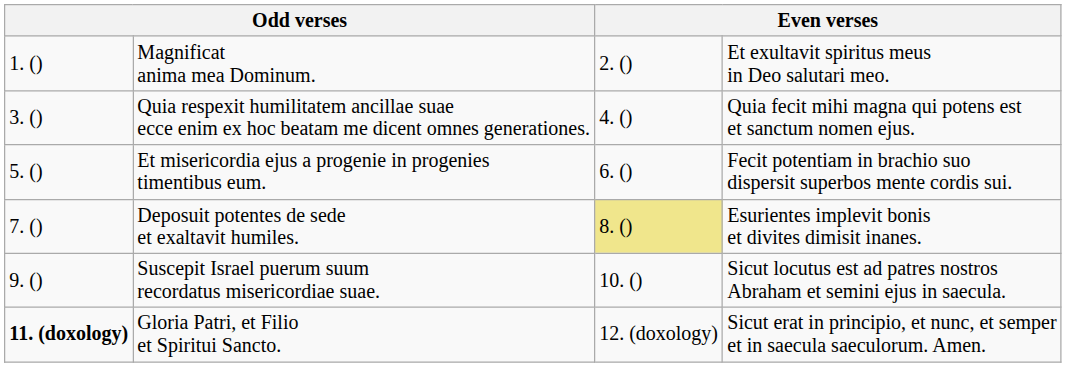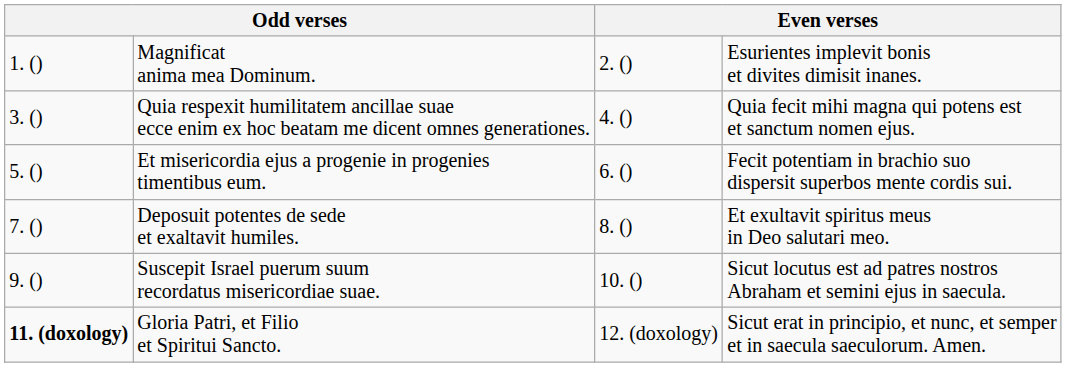(829, 63) Et exultavit spiritus meus in Deo salutari meo. -> (829, 63) Esurientes implevit bonis et divites dimisit inanes.
(616, 225) khaki background -> (616, 225) no background
(829, 225) Esurientes implevit bonis et divites dimisit inanes. -> (829, 225) Et exultavit spiritus meus in Deo salutari meo.
